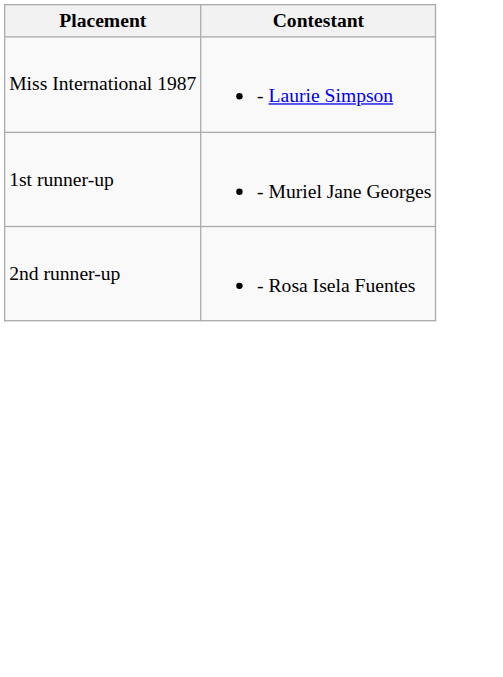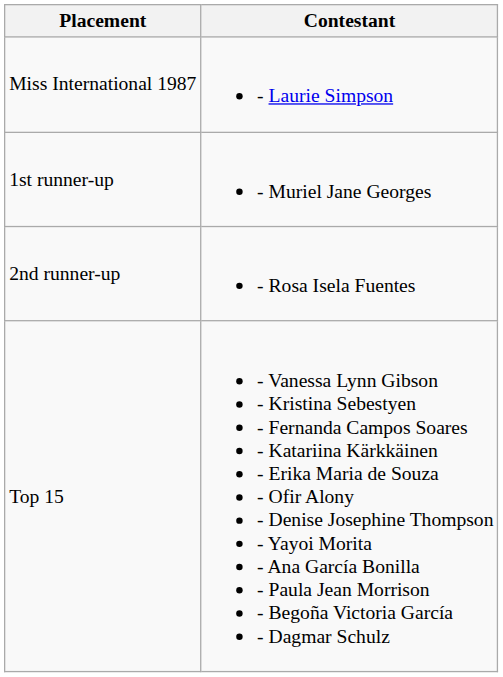+ row: (37, 496)
